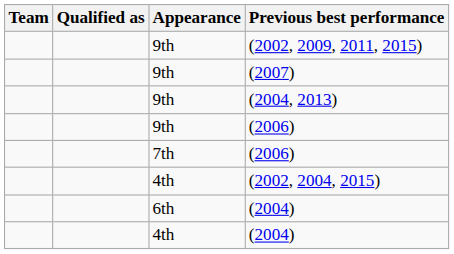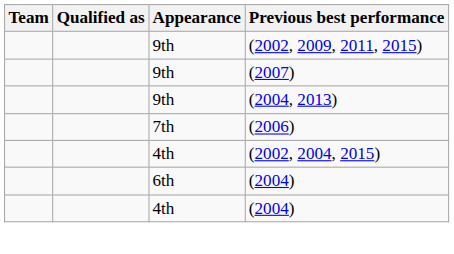- row: (163, 126)
